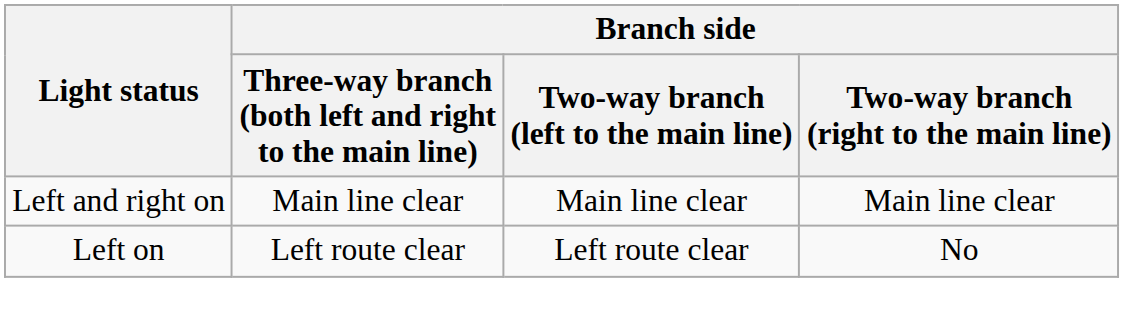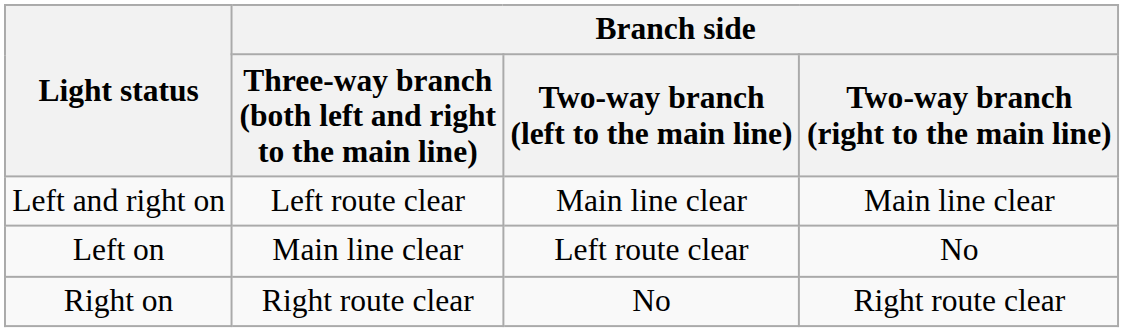(368, 200) Main line clear -> (368, 200) Left route clear
(368, 250) Left route clear -> (368, 250) Main line clear
+ row: (119, 300)
